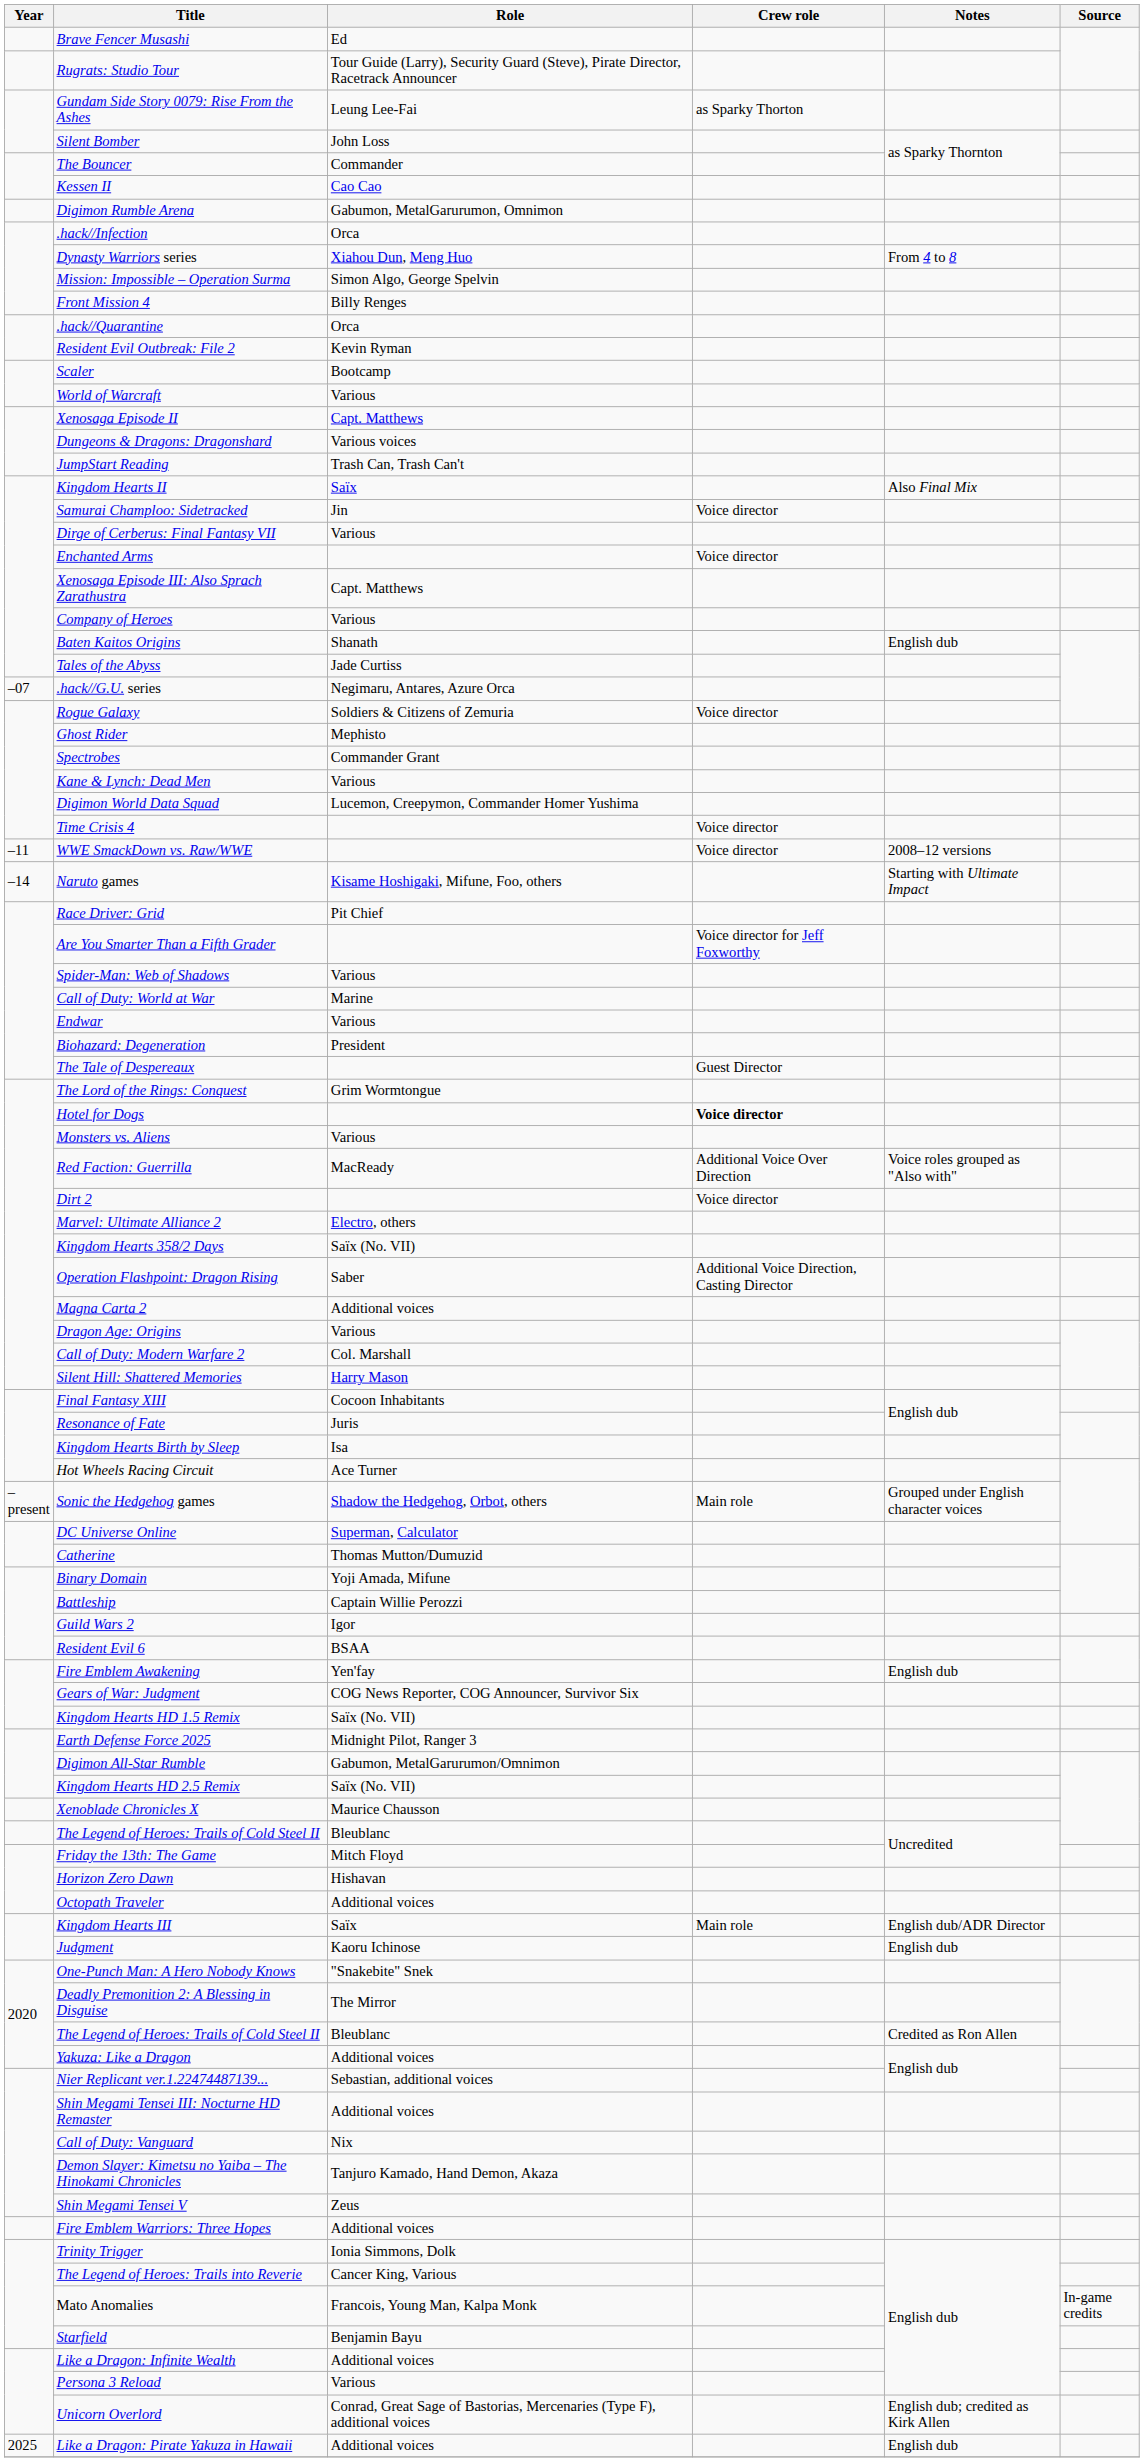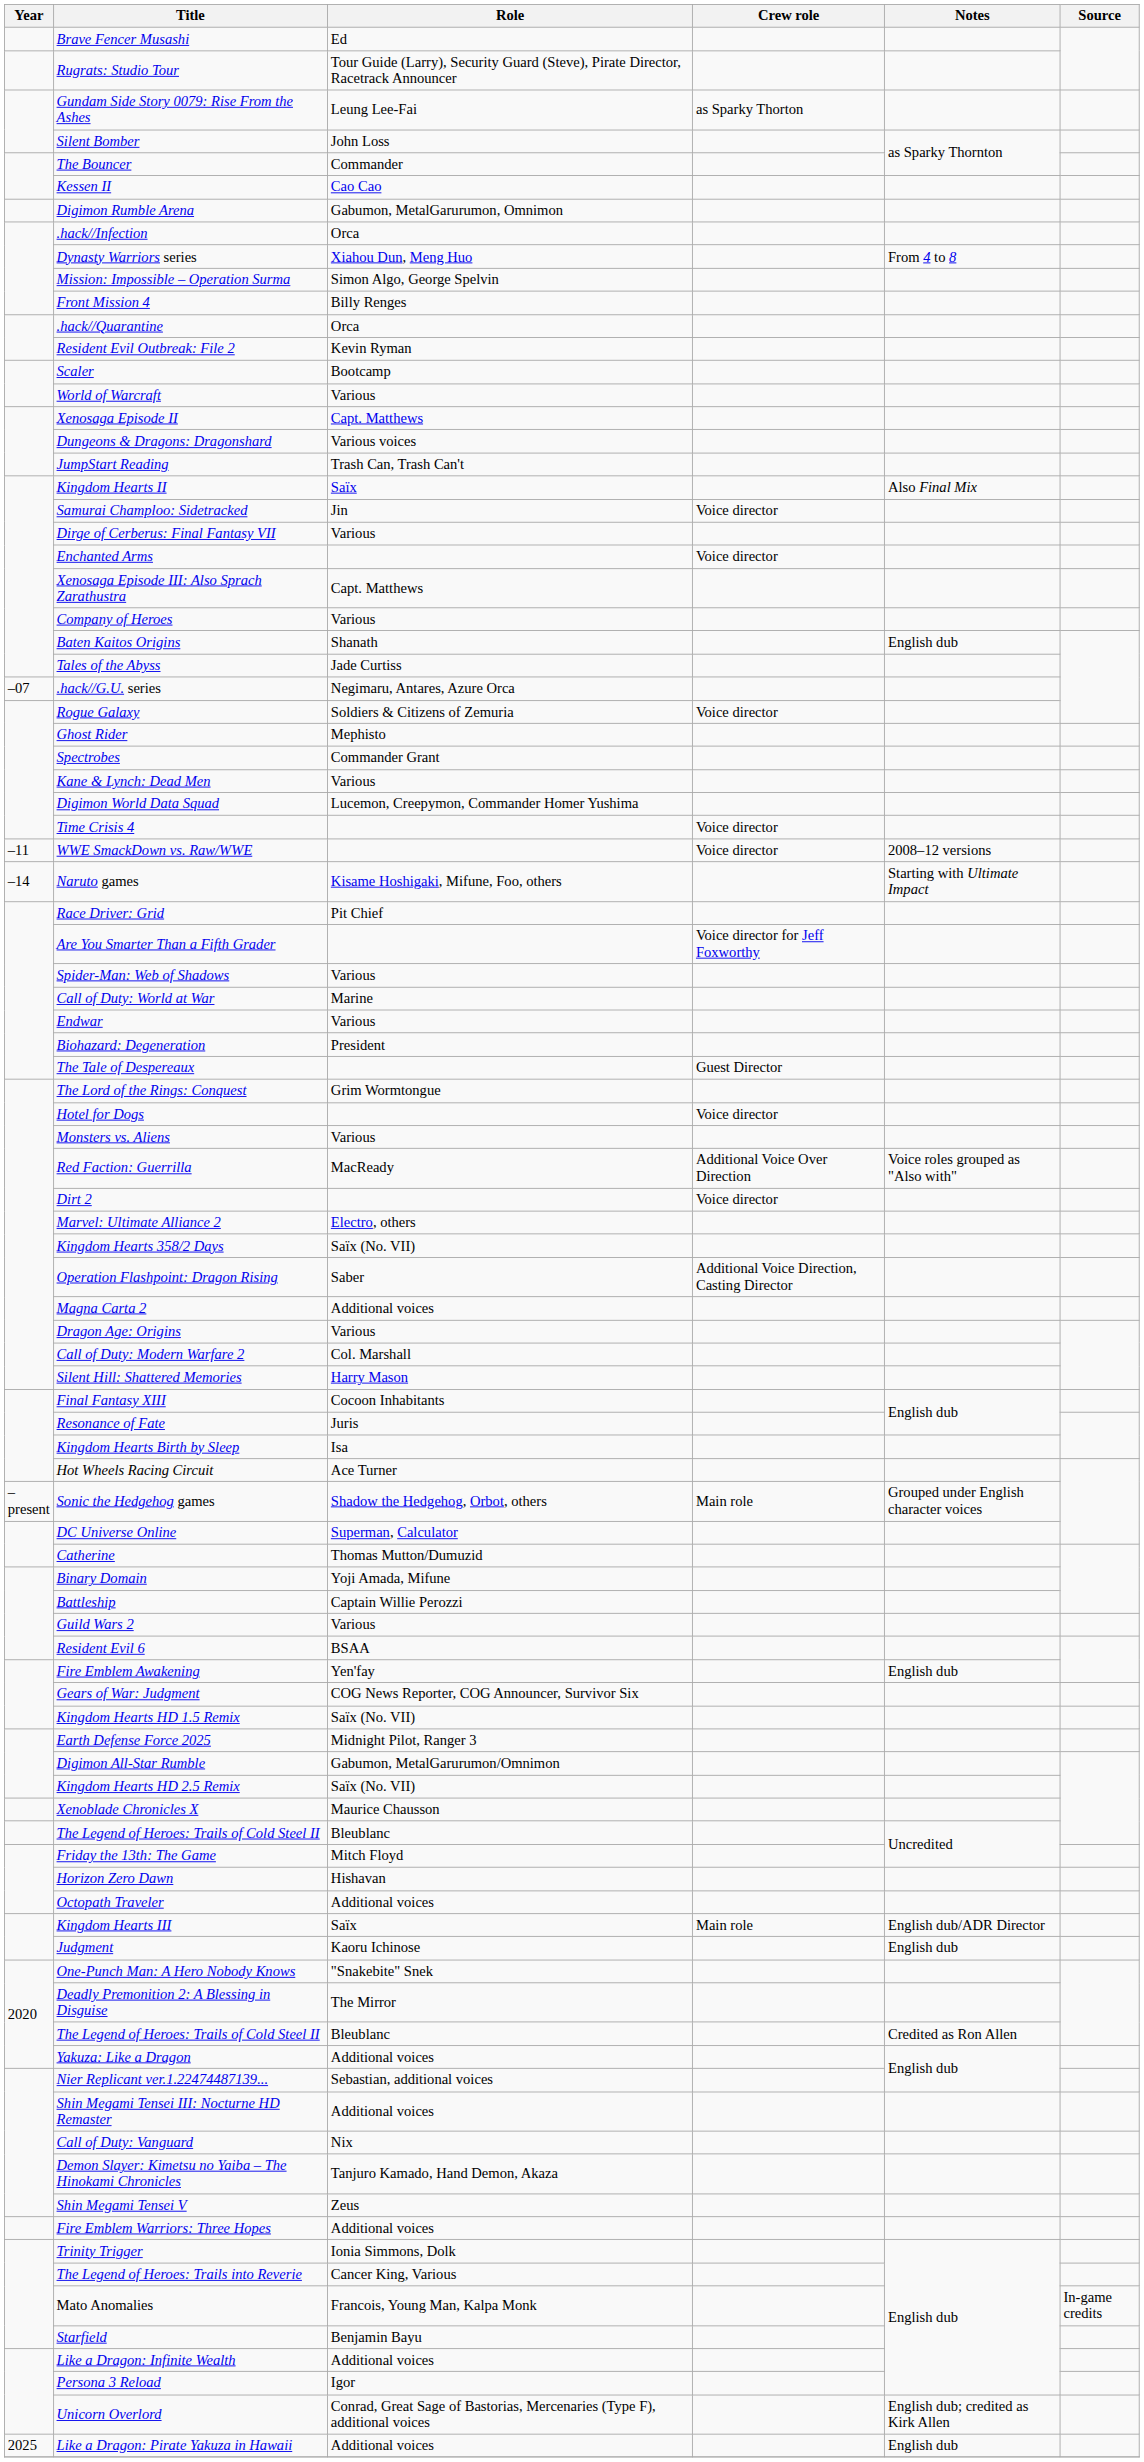(739, 1113) bold -> (737, 1113) normal
(343, 1624) Igor -> (353, 1624) Various
(353, 2383) Various -> (343, 2383) Igor
